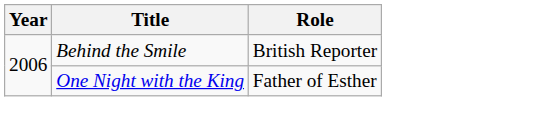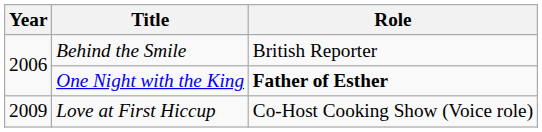(315, 80) normal -> (320, 80) bold
+ row: (136, 111)
